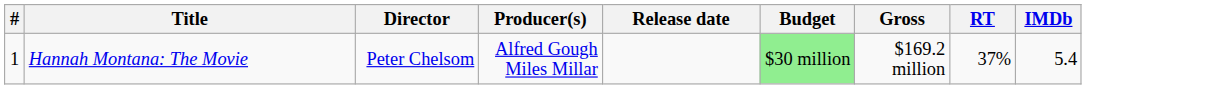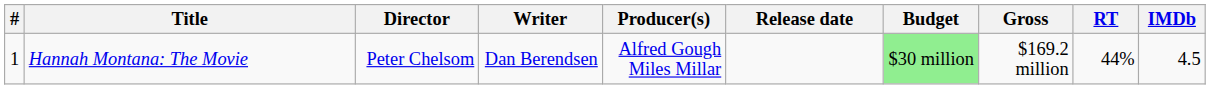+ column: (540, 19)
(994, 58) 37% -> (1118, 58) 44%
(1066, 58) 5.4 -> (1189, 58) 4.5
